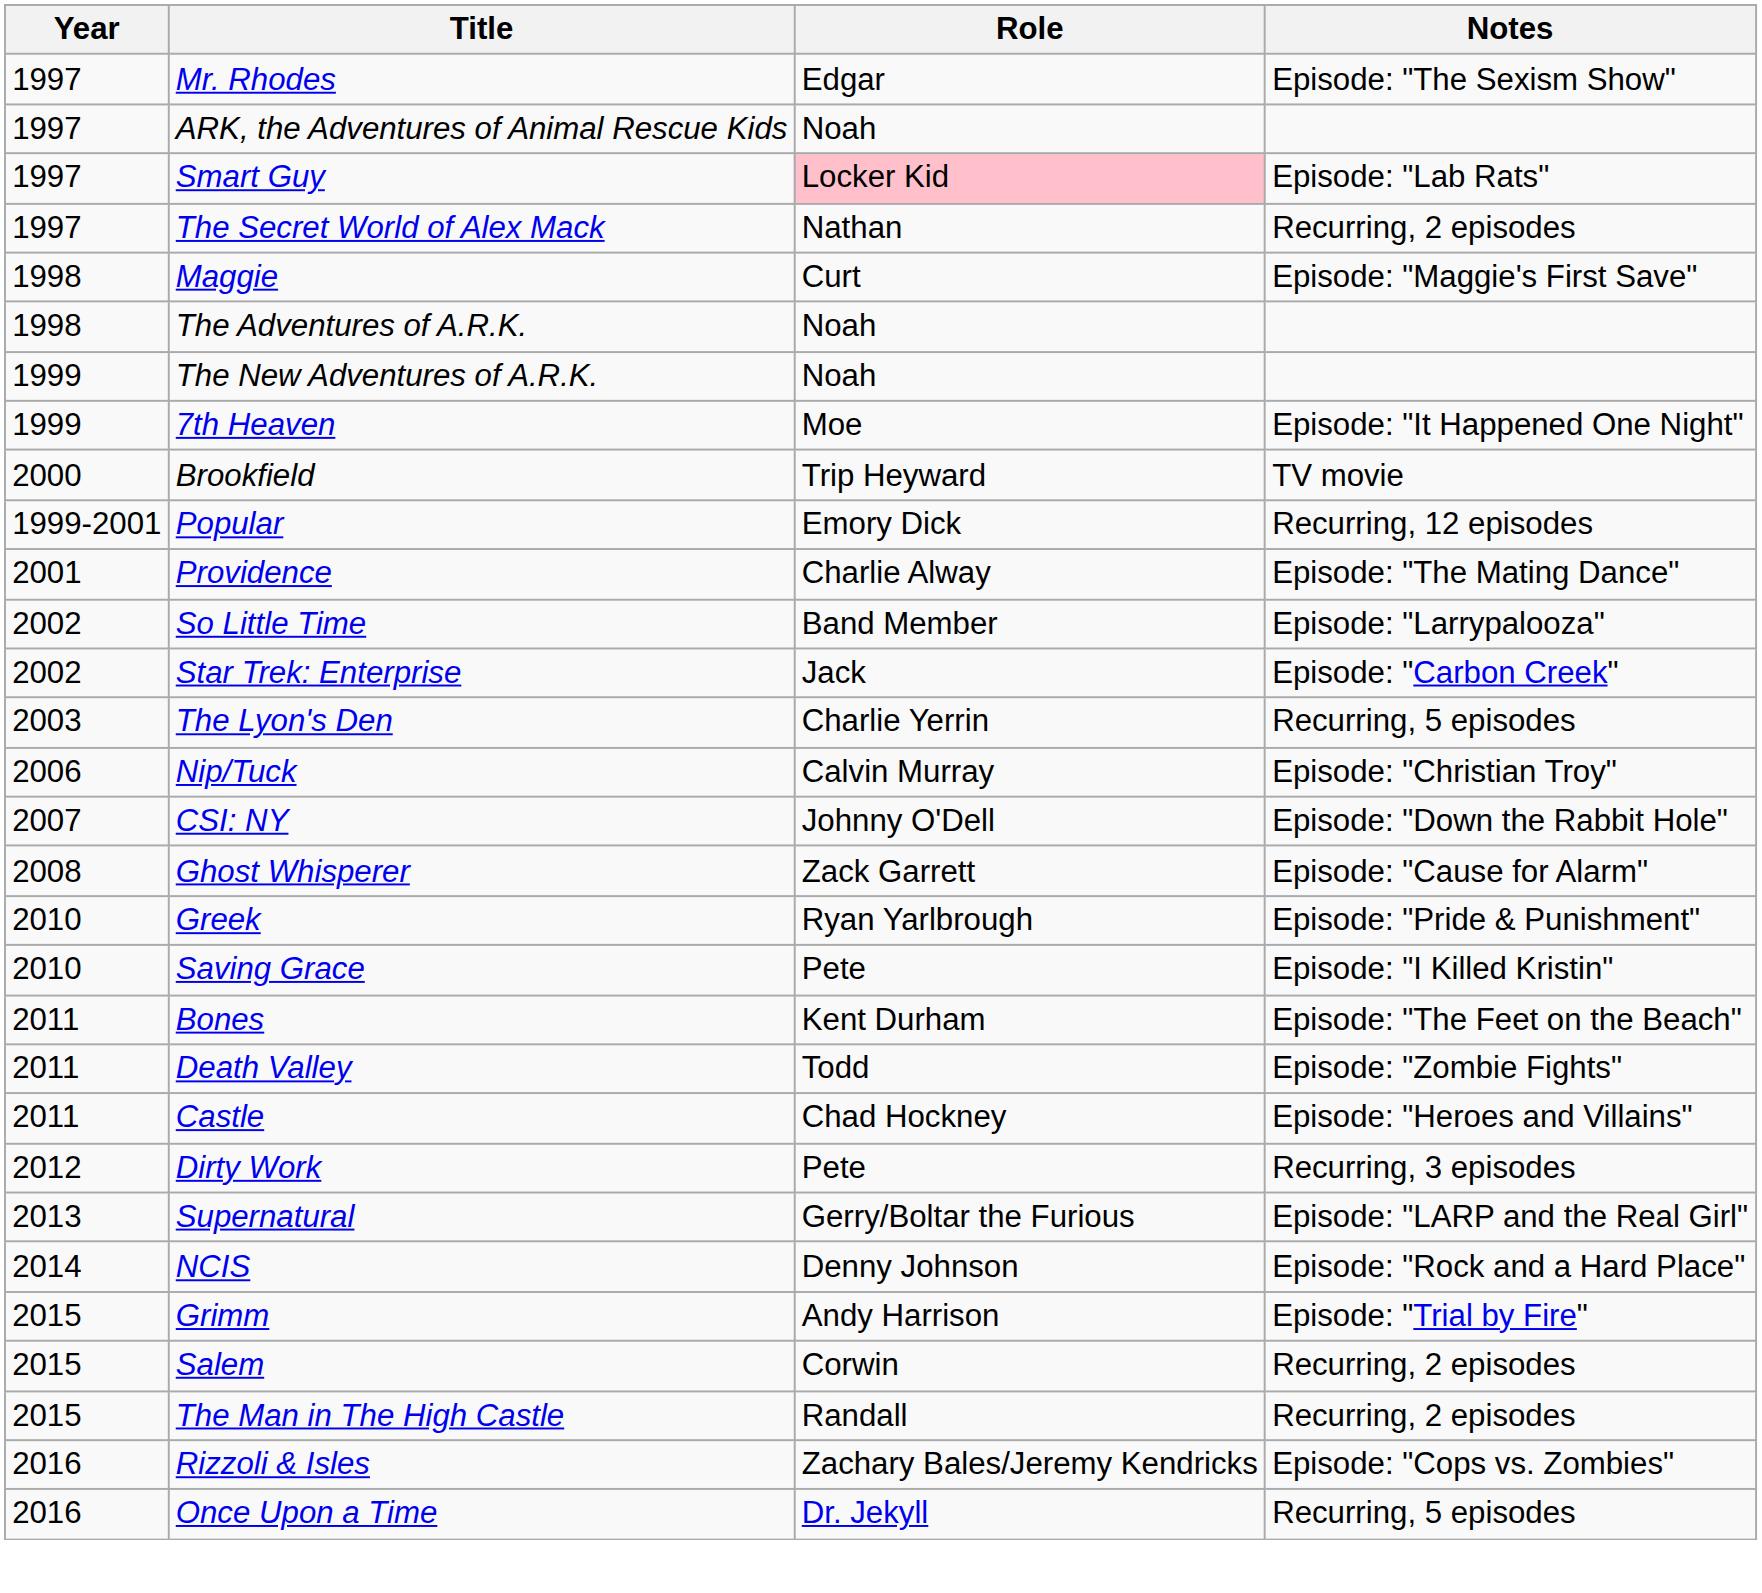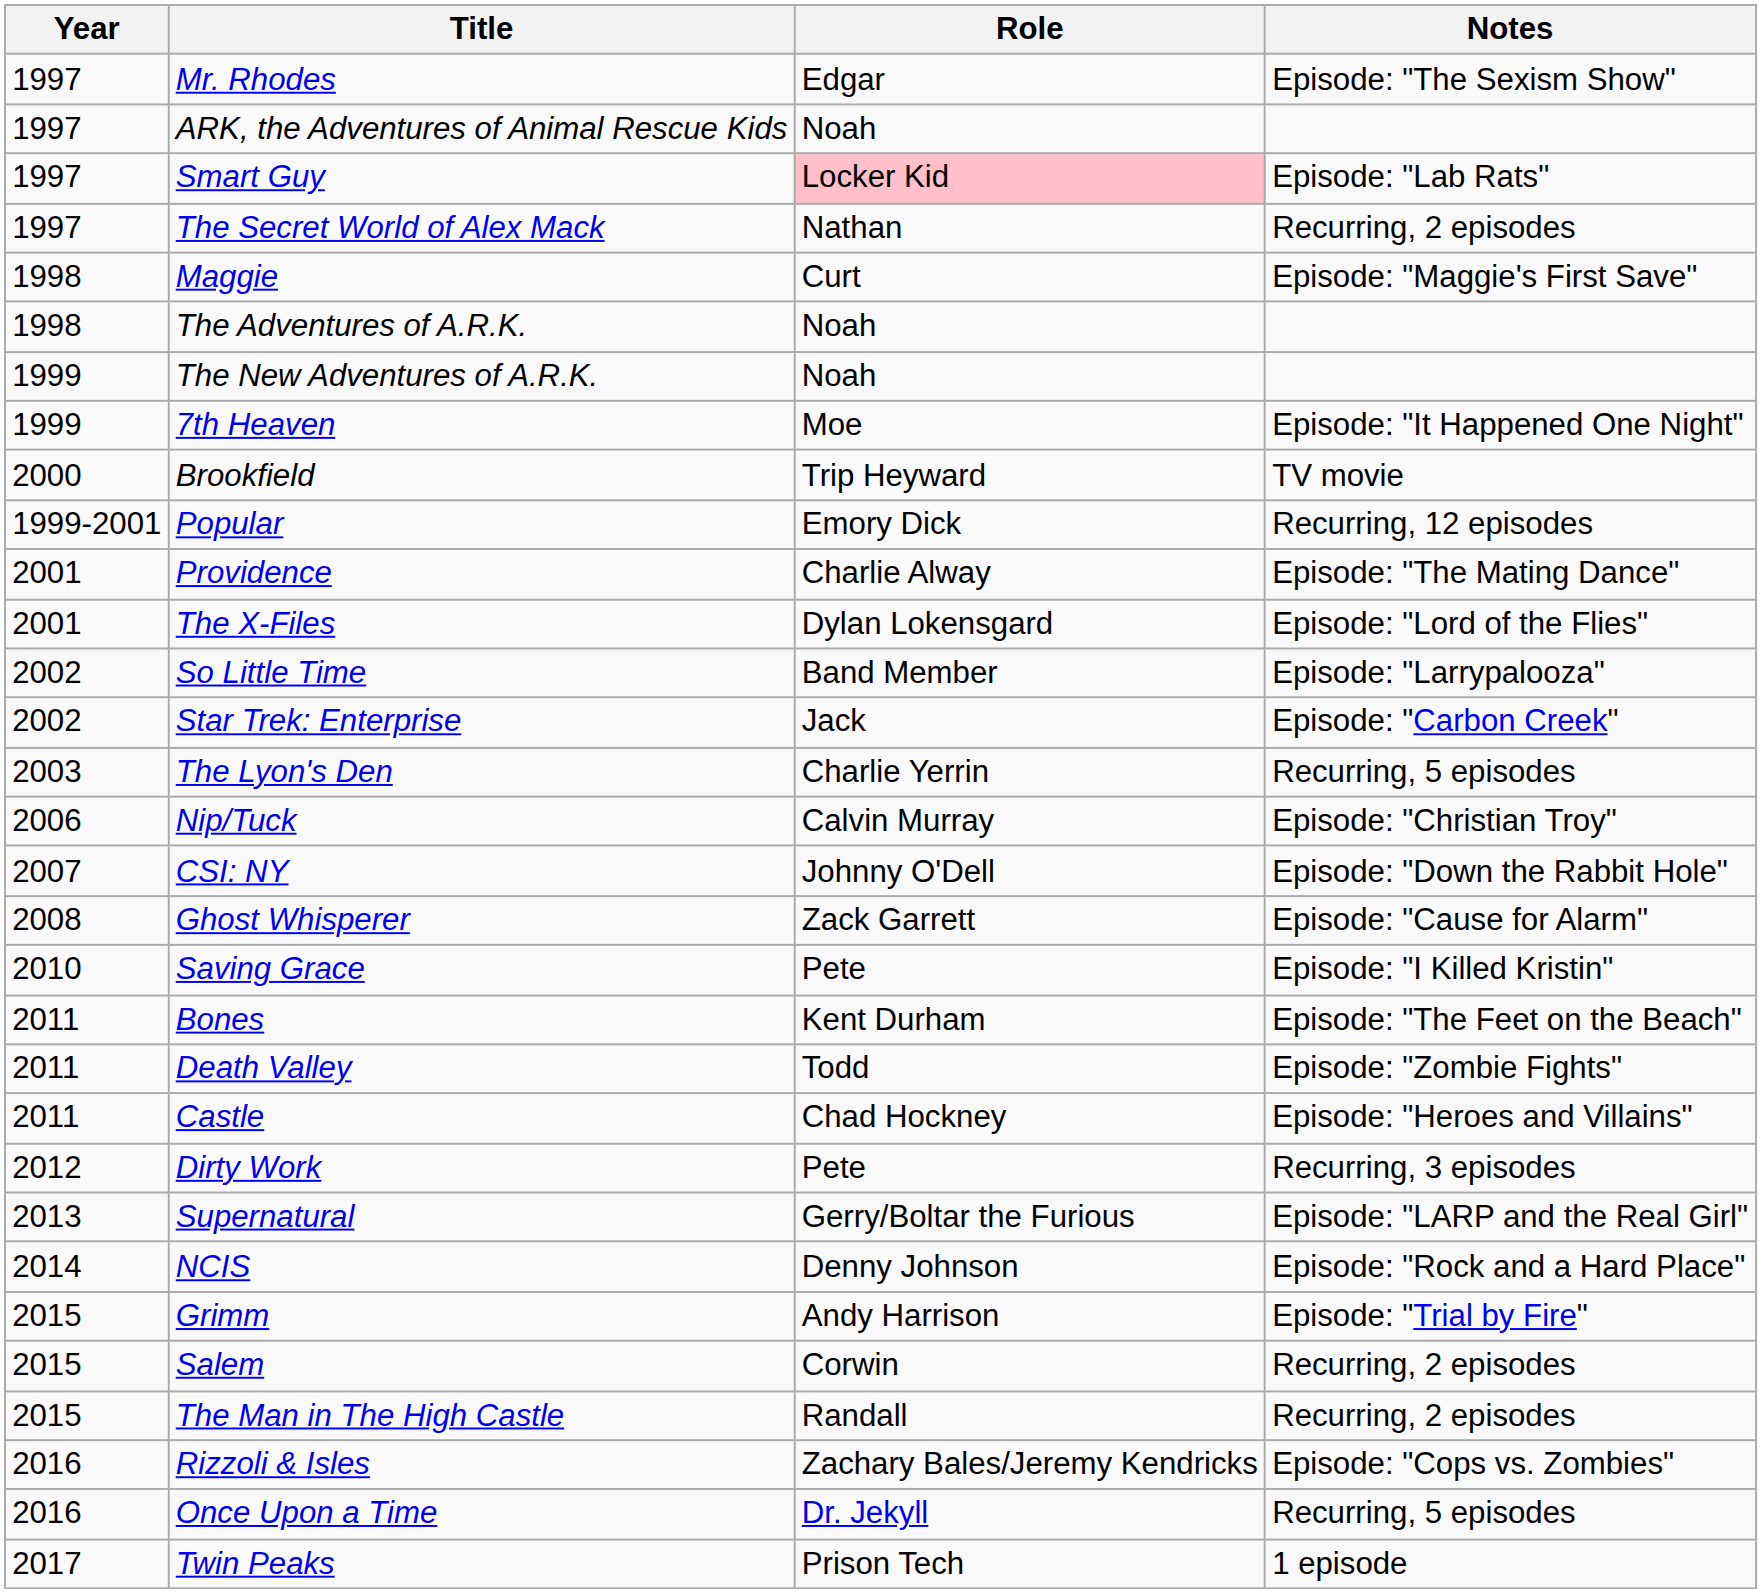+ row: (256, 623)
- row: (218, 919)
+ row: (255, 1563)
